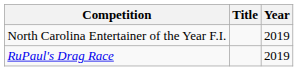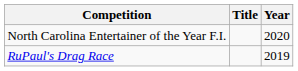(277, 35) 2019 -> (277, 35) 2020
